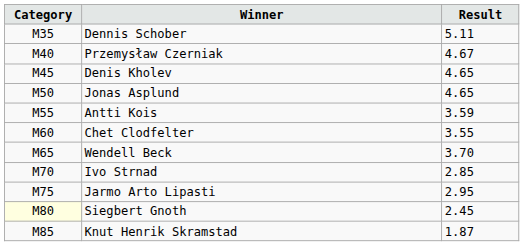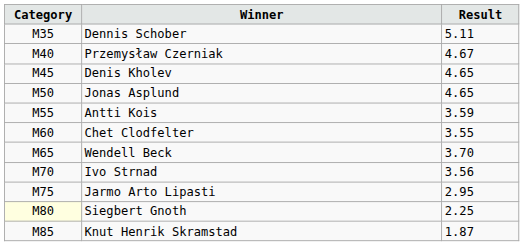(459, 172) 2.85 -> (459, 172) 3.56
(459, 211) 2.45 -> (459, 211) 2.25
